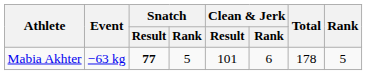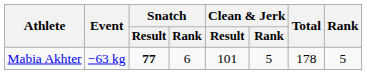(187, 58) 5 -> (187, 58) 6
(269, 58) 6 -> (269, 58) 5
